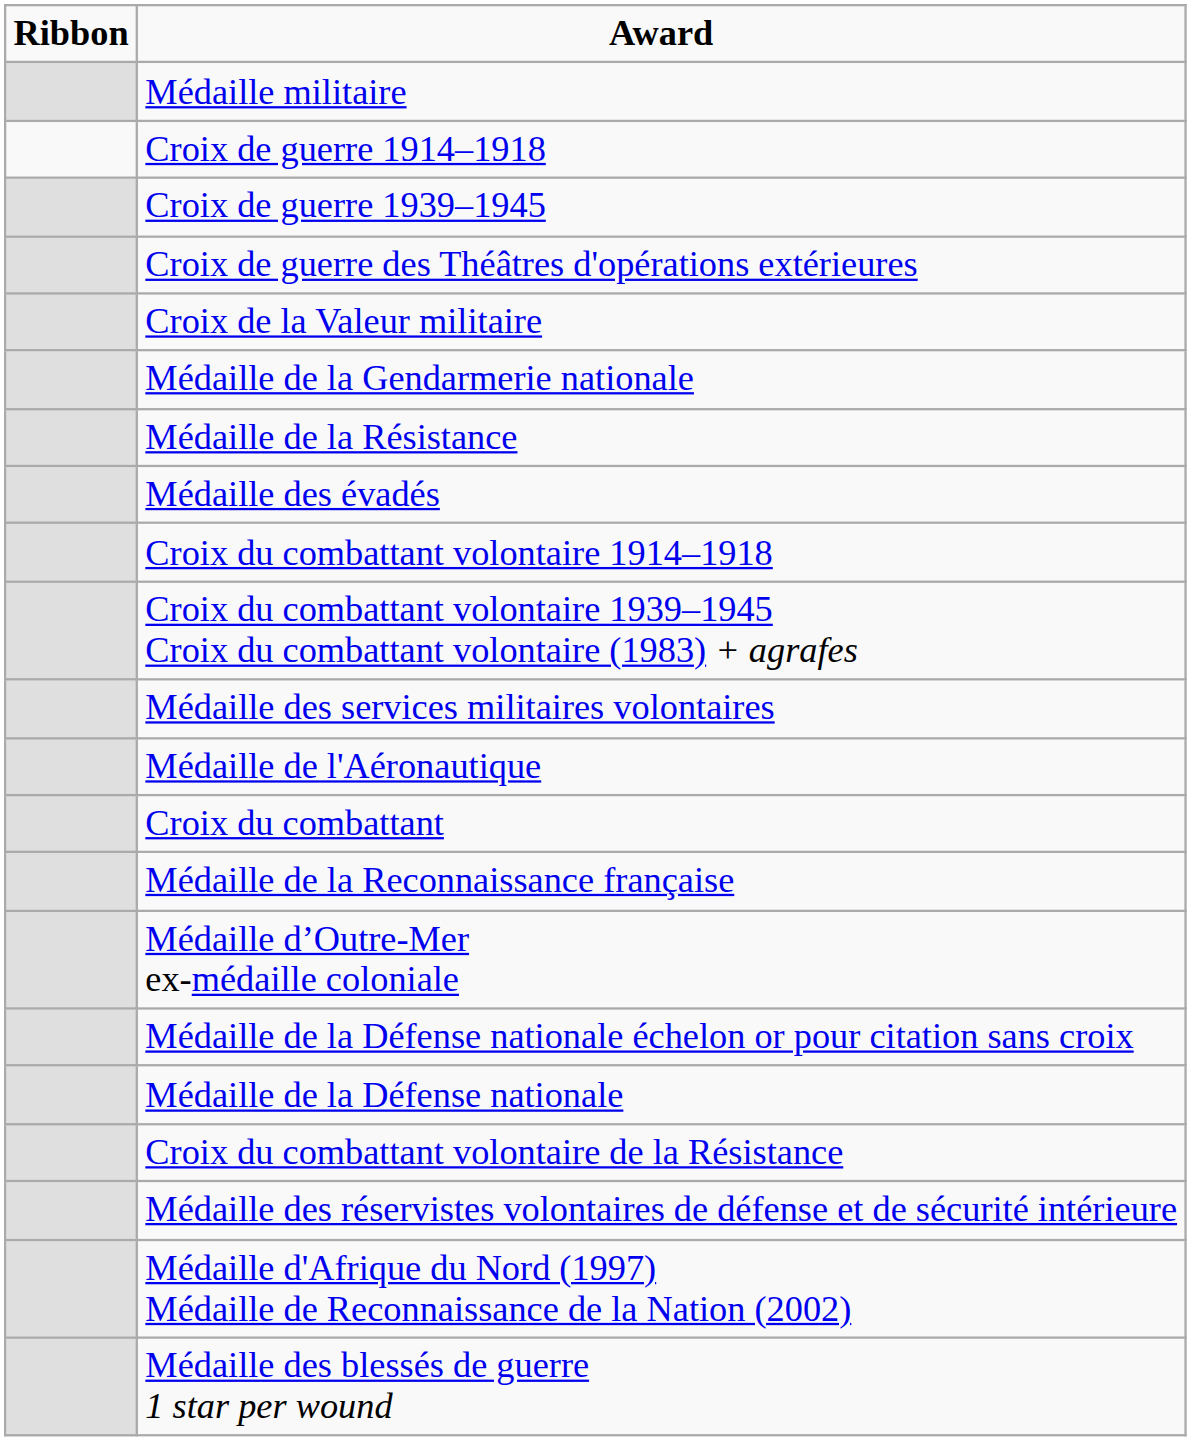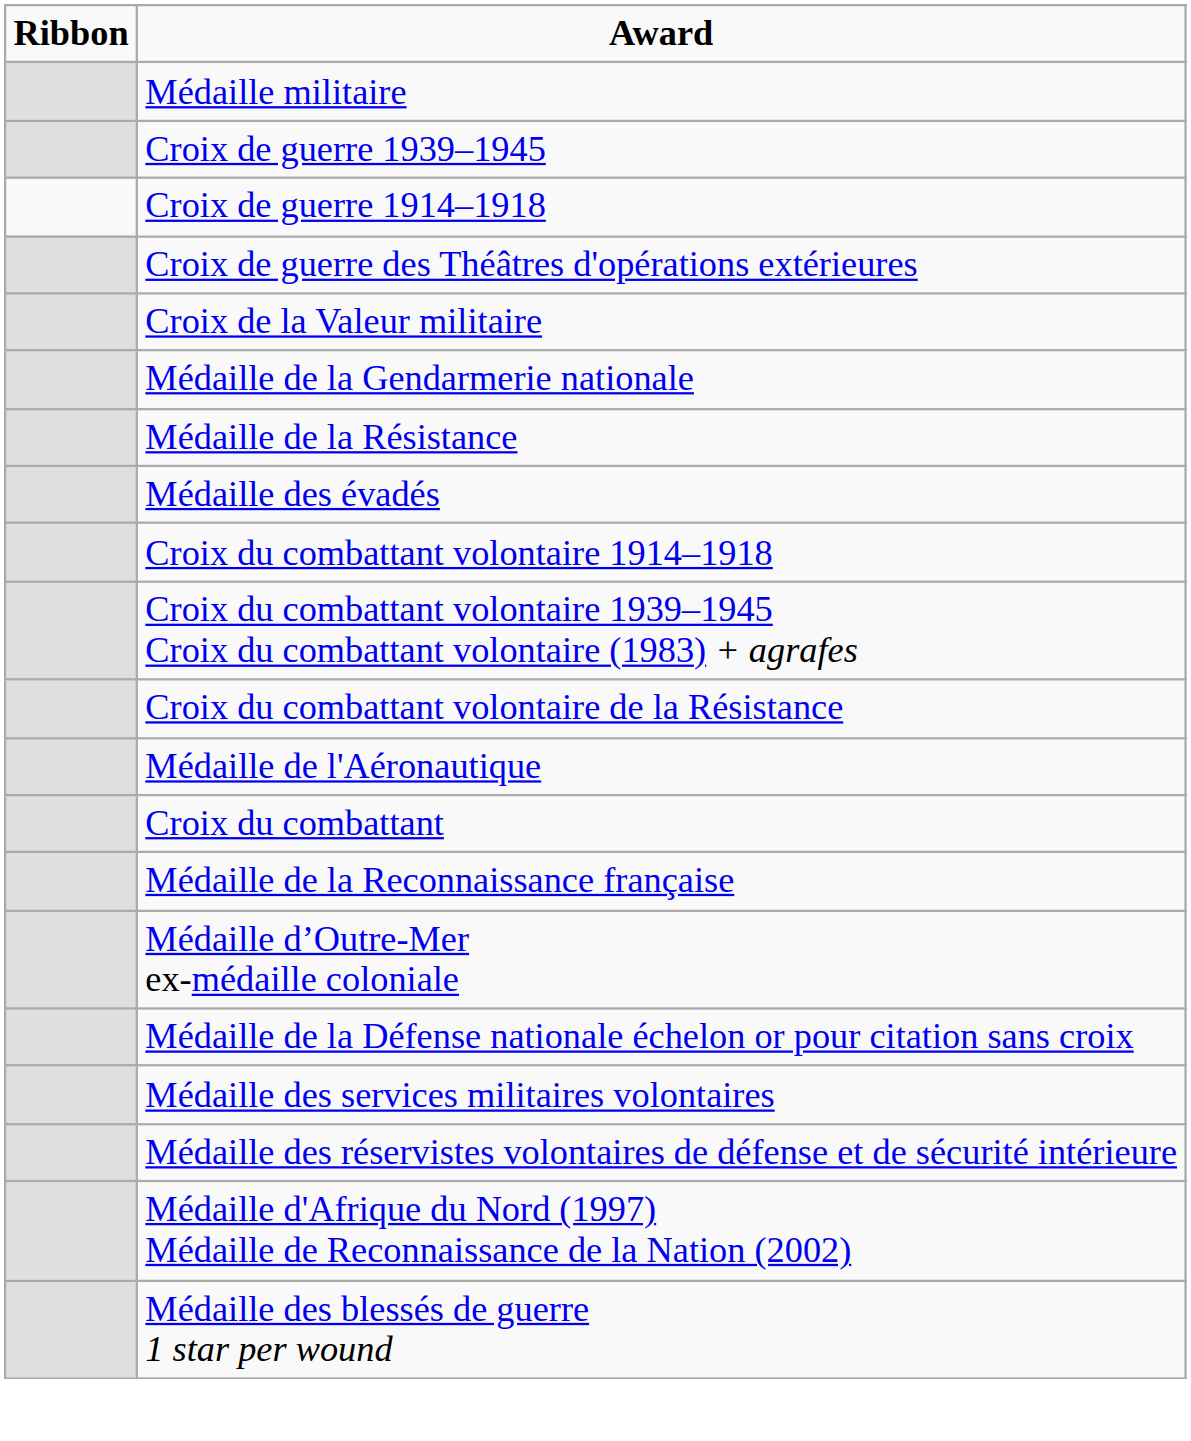rows swapped: (346, 148) <-> (346, 206)
rows swapped: (494, 1151) <-> (460, 707)
- row: (384, 1094)
